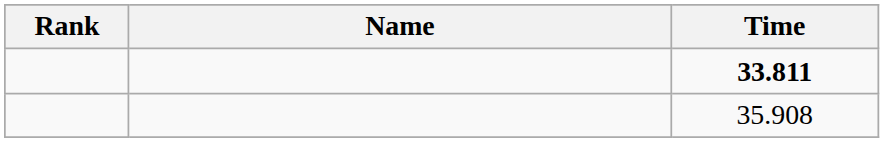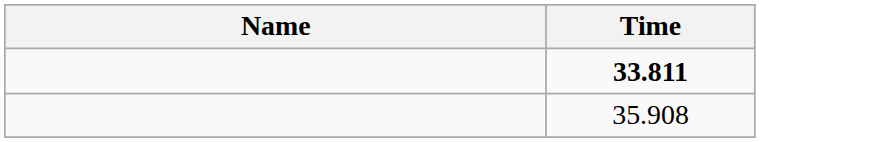- column: (67, 26)
